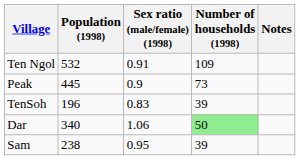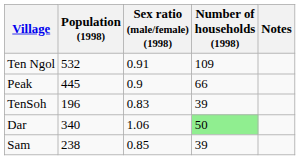(201, 84) 73 -> (201, 84) 66
(138, 144) 0.95 -> (138, 144) 0.85
